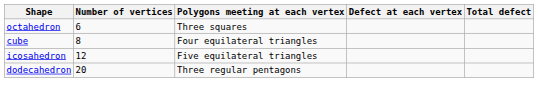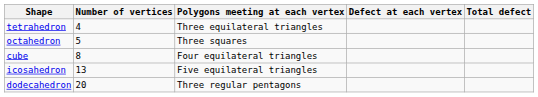+ row: (36, 26)
(78, 26) 6 -> (78, 41) 5
(81, 56) 12 -> (81, 70) 13
